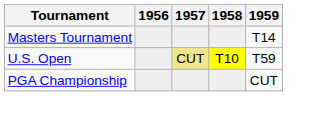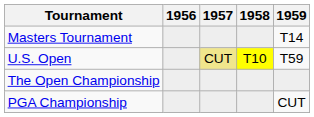+ row: (84, 80)
